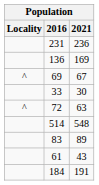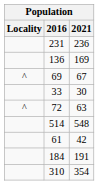- row: (57, 140)
(81, 156) 43 -> (81, 140) 42
+ row: (57, 172)
